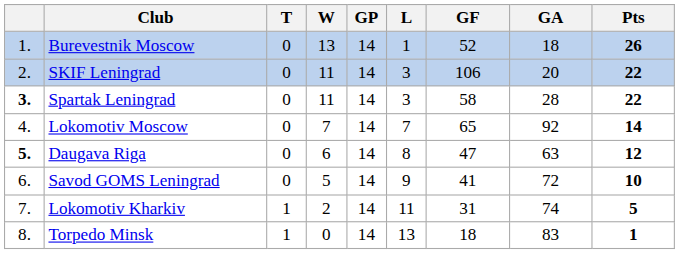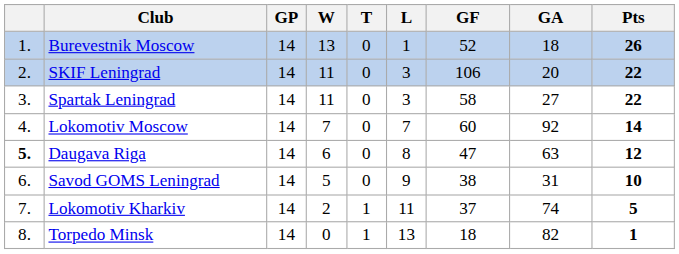columns swapped: (366, 18) <-> (286, 18)
(25, 99) bold -> (25, 99) normal
(551, 99) 28 -> (551, 99) 27
(468, 126) 65 -> (468, 126) 60
(468, 180) 41 -> (468, 180) 38
(551, 180) 72 -> (551, 180) 31
(468, 208) 31 -> (468, 208) 37
(551, 235) 83 -> (551, 235) 82
